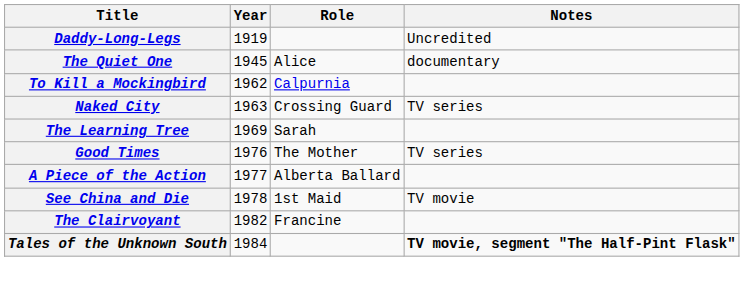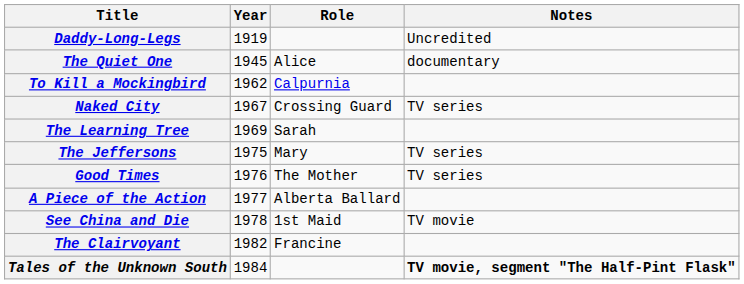(250, 108) 1963 -> (250, 108) 1967
+ row: (117, 153)
